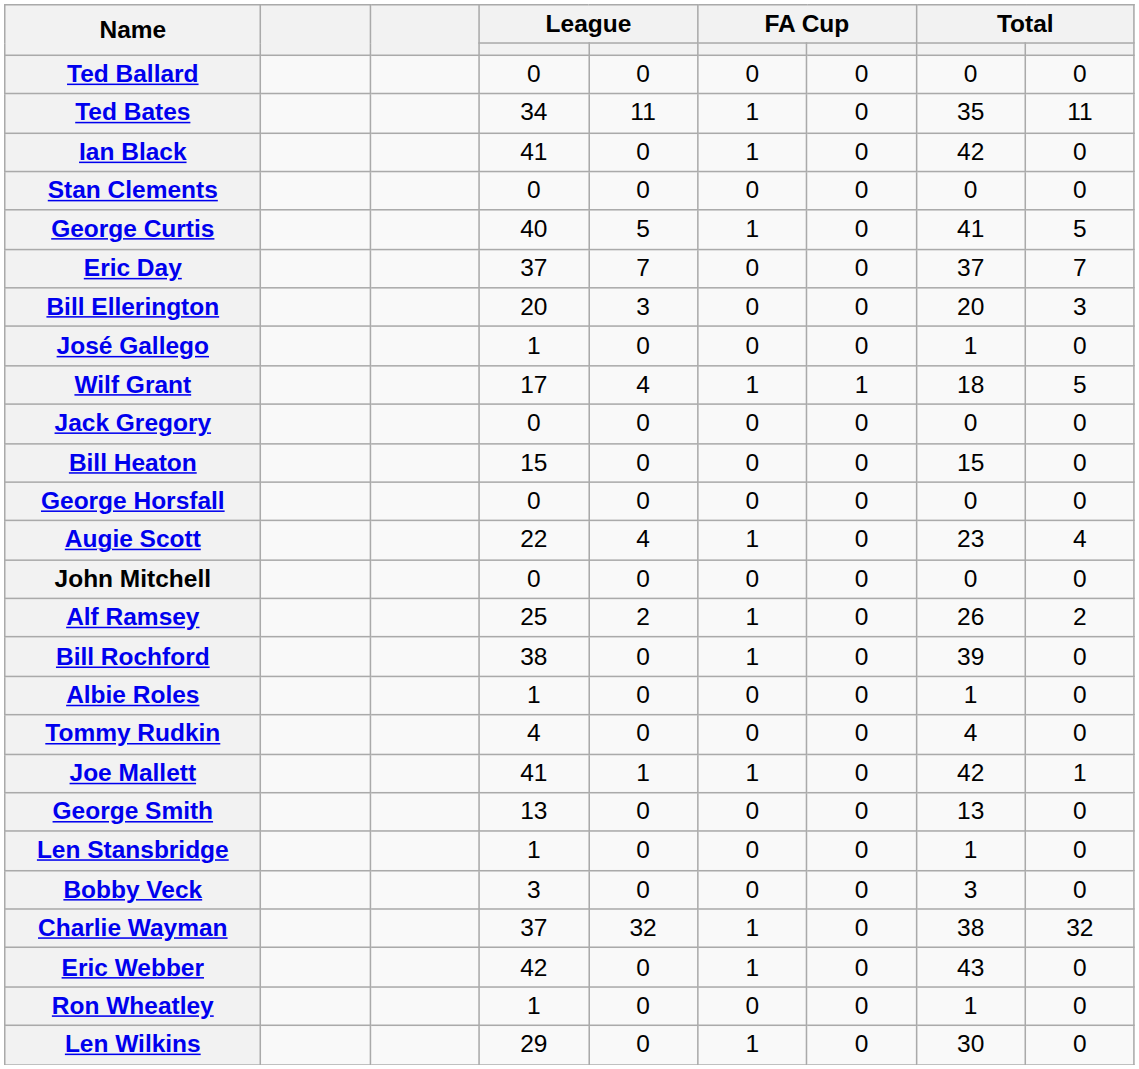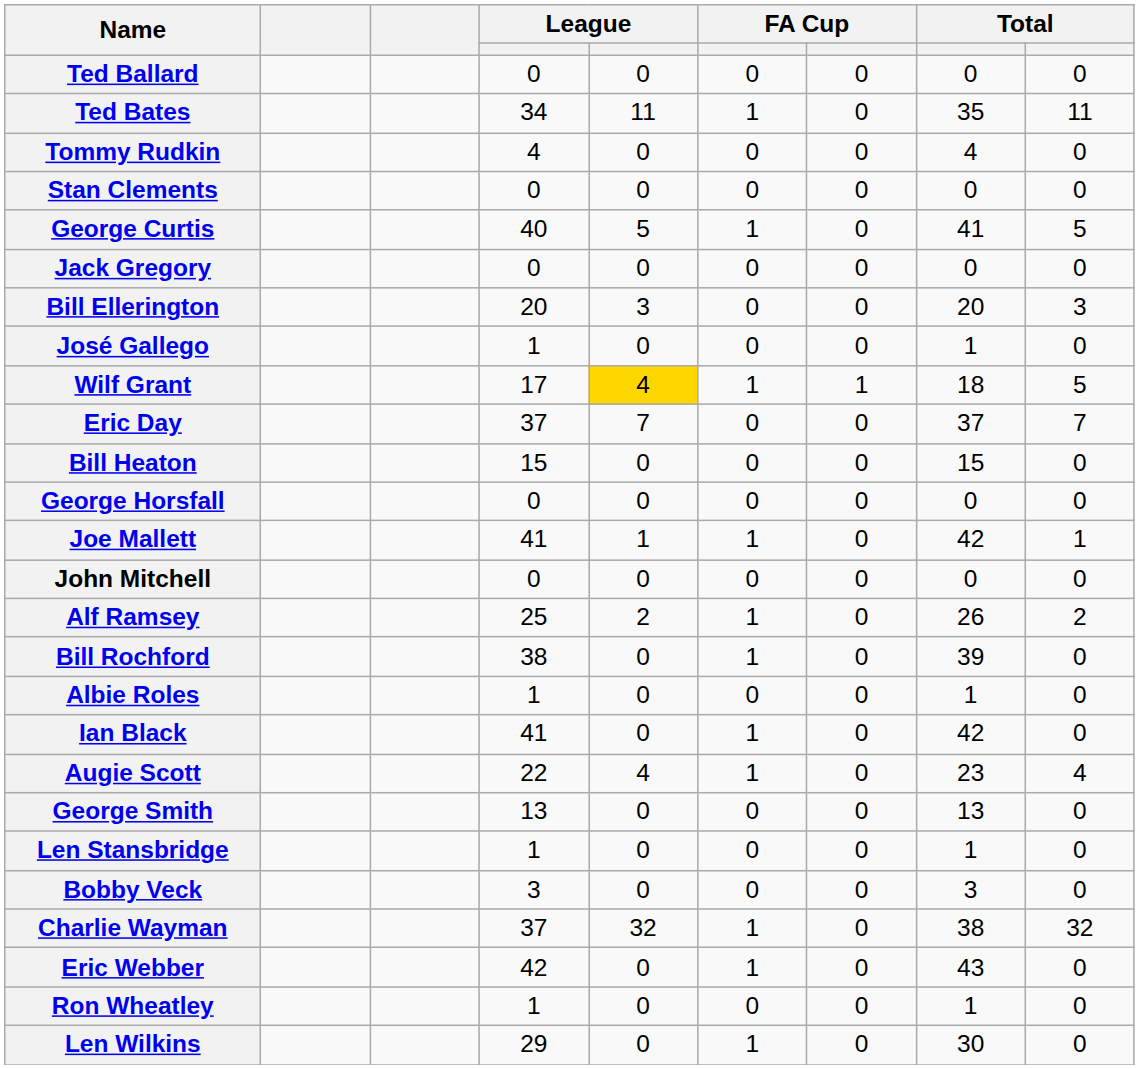rows swapped: (133, 151) <-> (133, 734)
rows swapped: (133, 268) <-> (133, 423)
(643, 384) no background -> (643, 384) gold background
rows swapped: (133, 772) <-> (133, 539)
